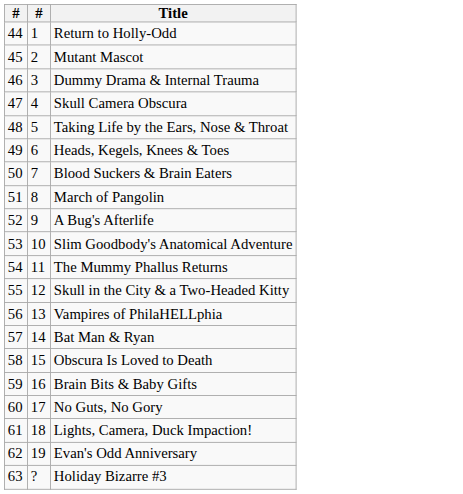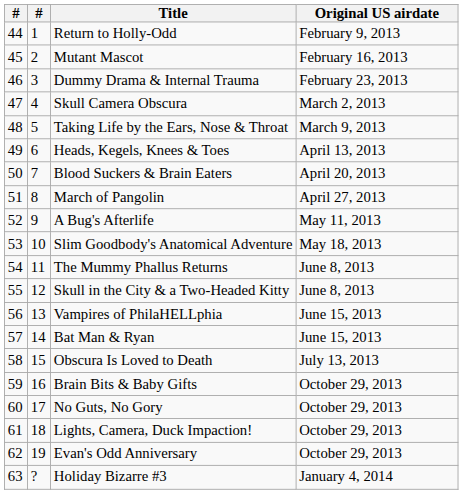+ column: (377, 13)
